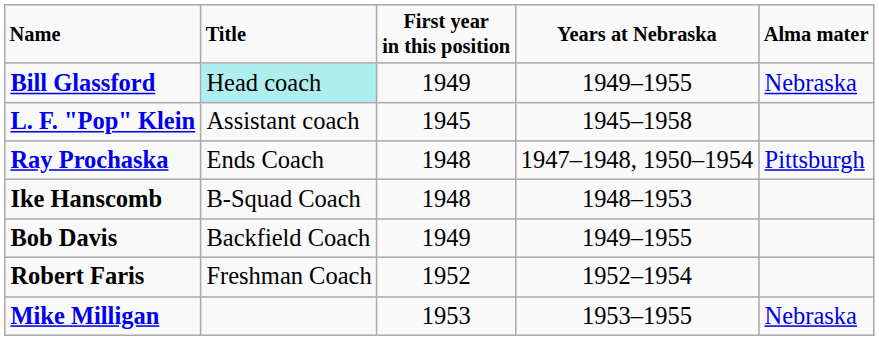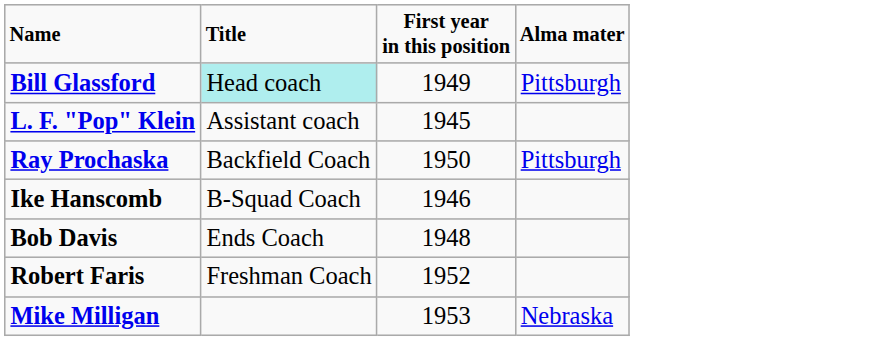- column: (637, 33)
(811, 82) Nebraska -> (571, 82) Pittsburgh
(265, 160) Ends Coach -> (288, 160) Backfield Coach
(446, 160) 1948 -> (446, 160) 1950
(446, 199) 1948 -> (446, 199) 1946
(288, 237) Backfield Coach -> (265, 237) Ends Coach
(446, 237) 1949 -> (446, 237) 1948
